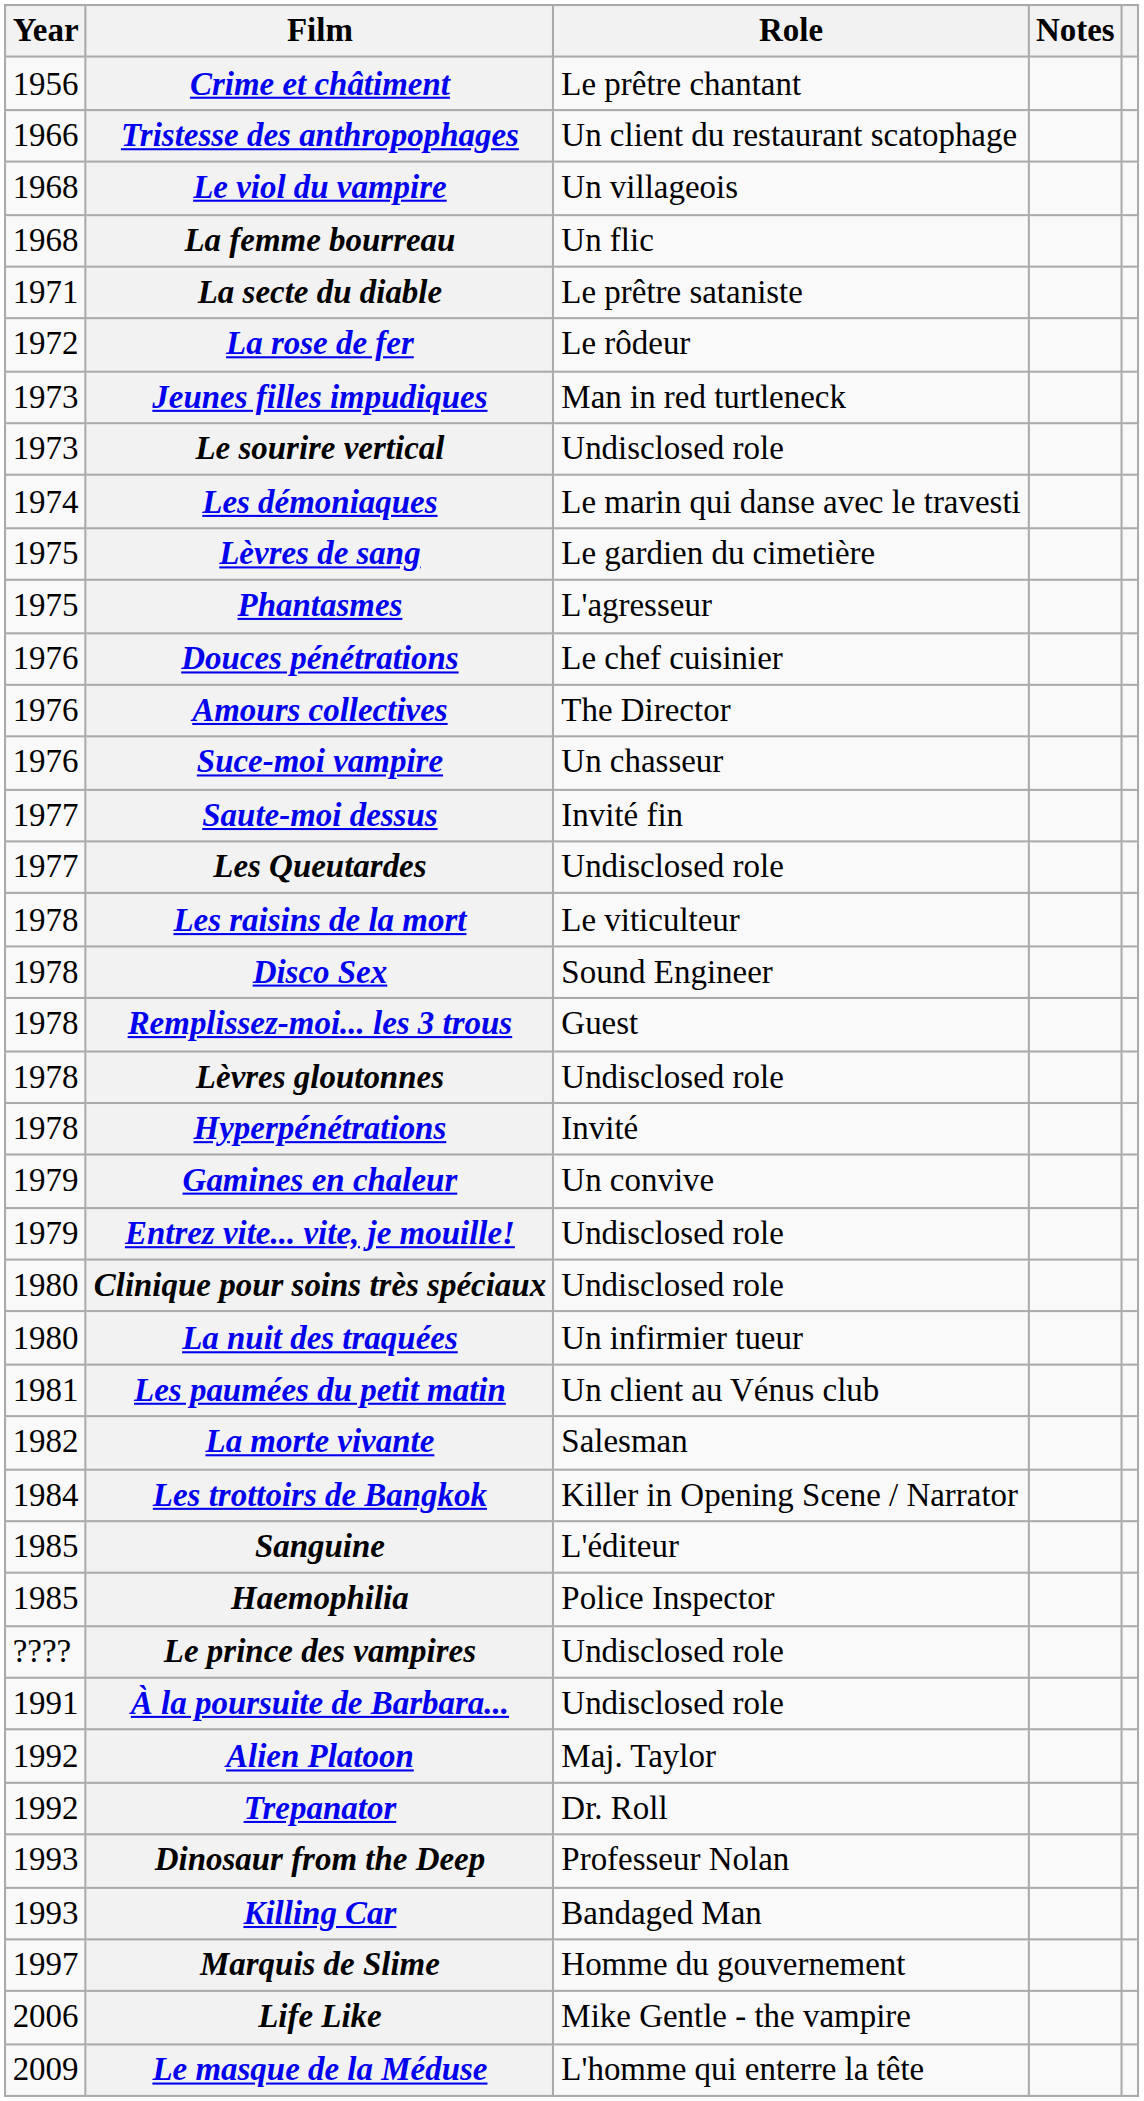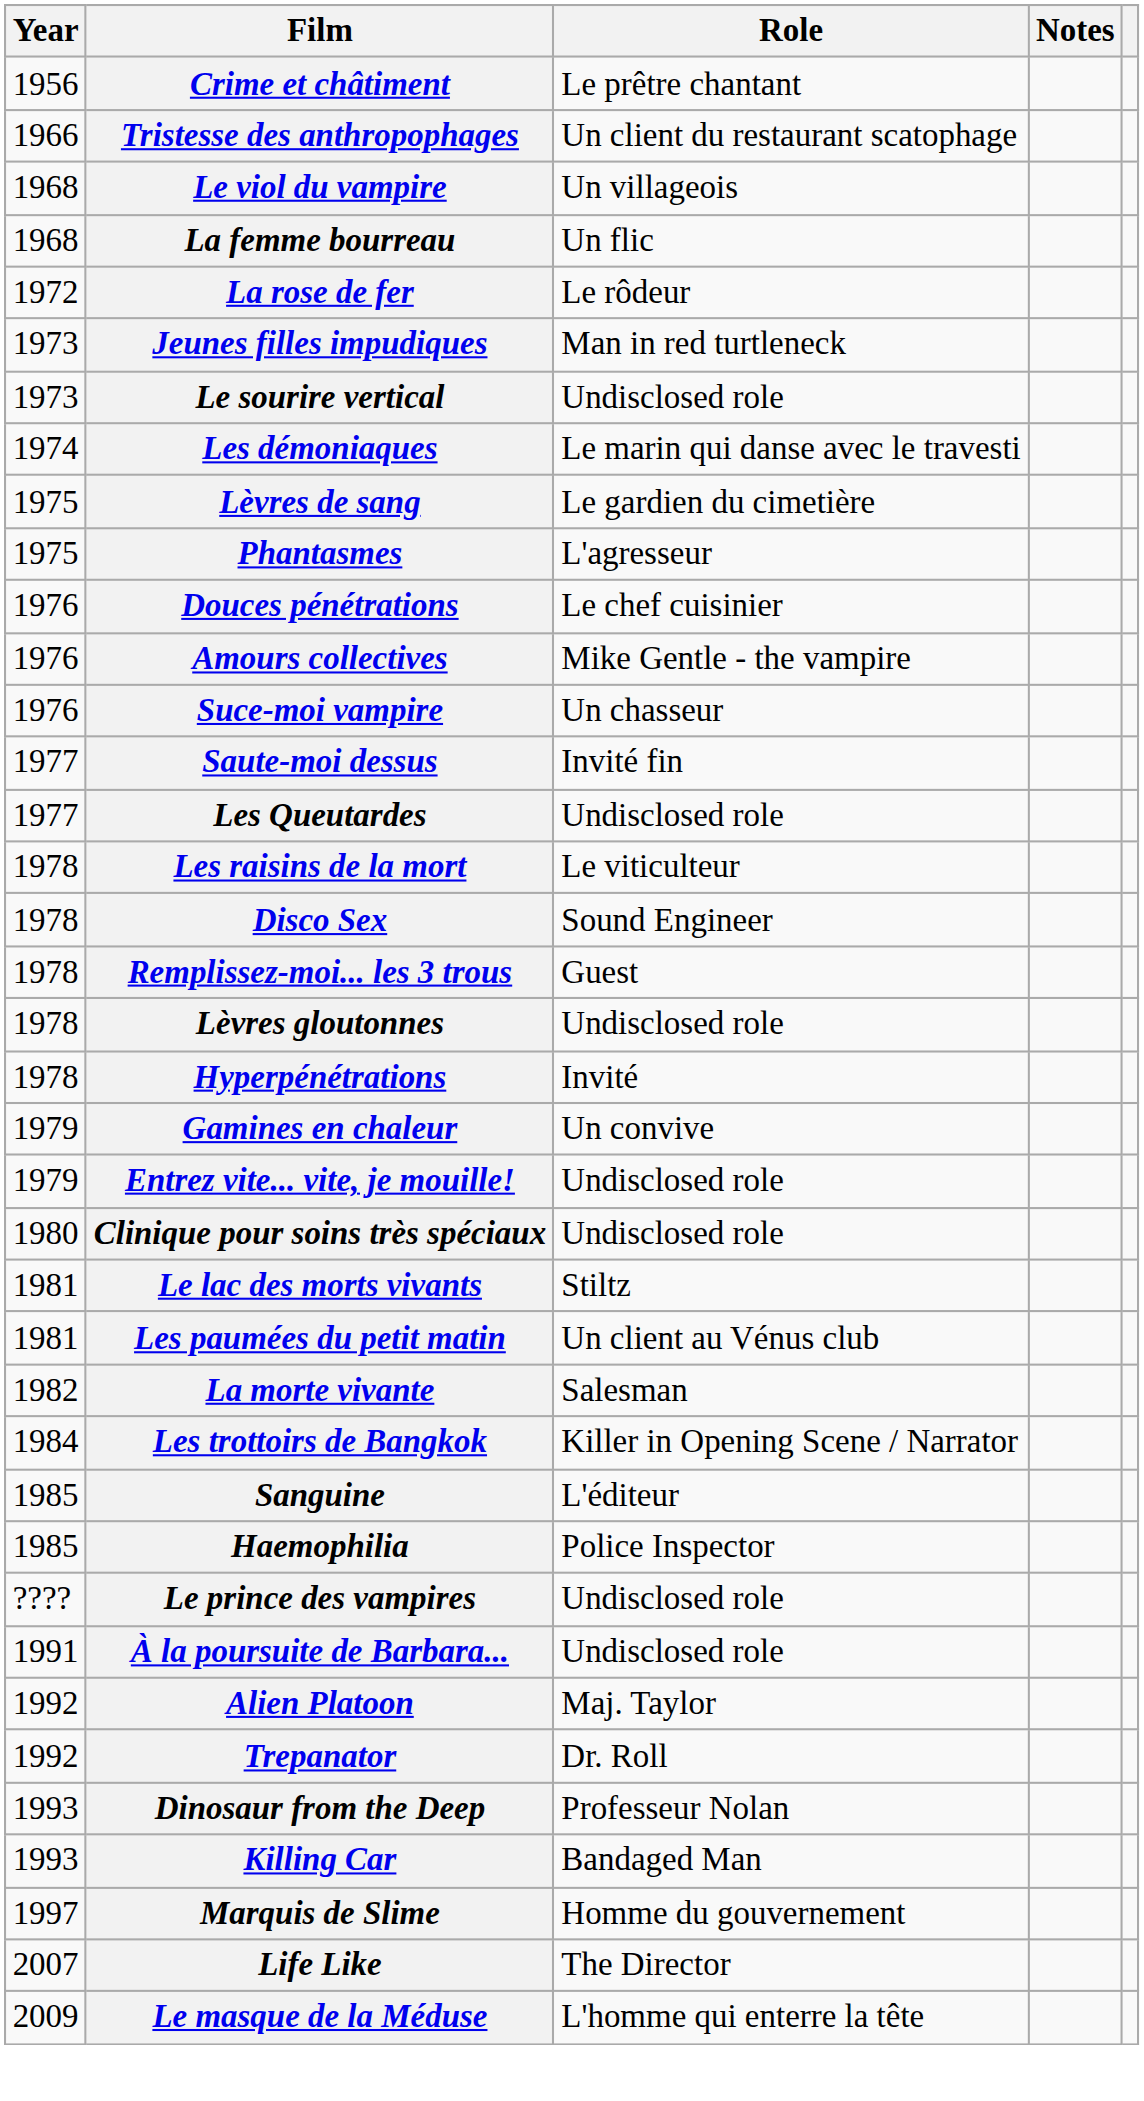- row: (320, 291)
(646, 710) The Director -> (736, 657) Mike Gentle - the vampire
- row: (320, 1337)
+ row: (320, 1285)
(46, 2016) 2006 -> (46, 1964) 2007
(736, 2016) Mike Gentle - the vampire -> (646, 1964) The Director
